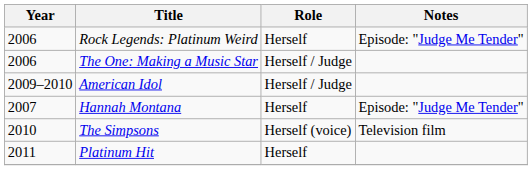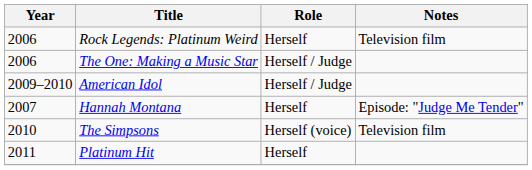(441, 38) Episode: "Judge Me Tender" -> (402, 38) Television film
